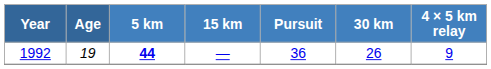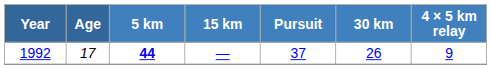(88, 53) 19 -> (88, 53) 17
(298, 53) 36 -> (298, 53) 37
